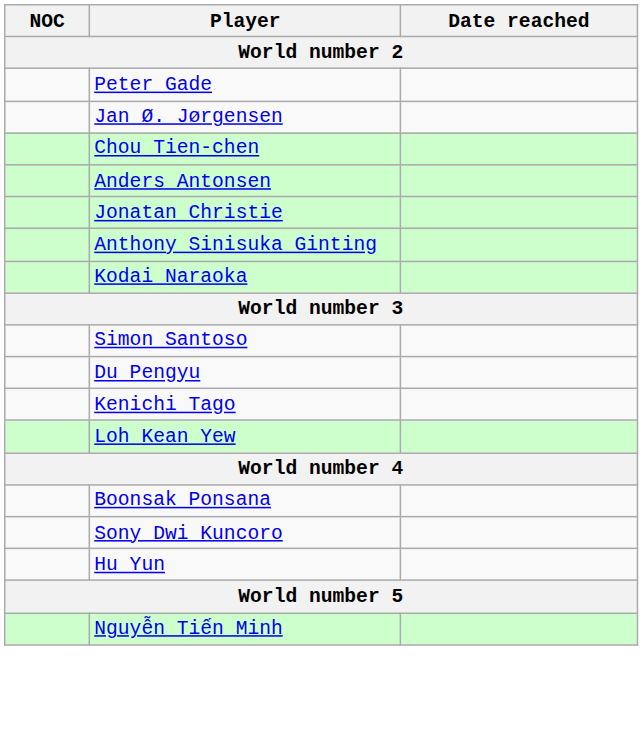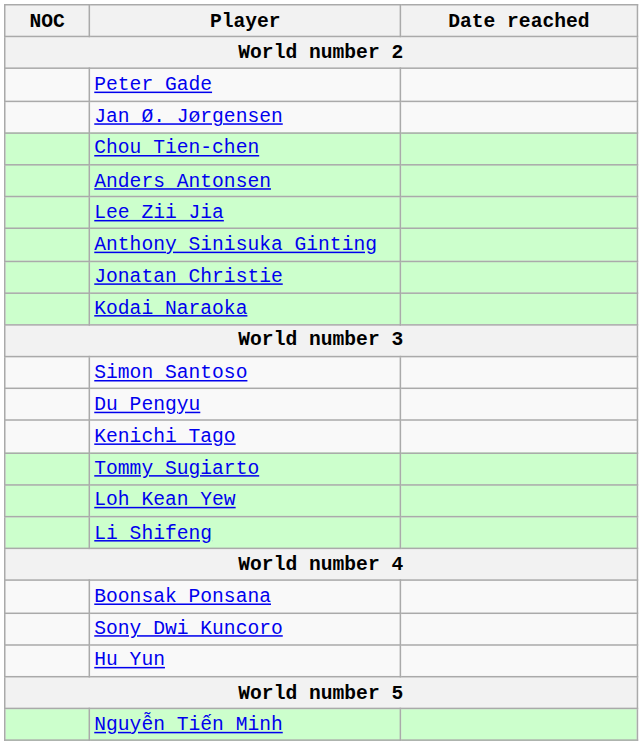+ row: (159, 213)
rows swapped: (236, 245) <-> (189, 213)
+ row: (177, 469)
+ row: (153, 533)
